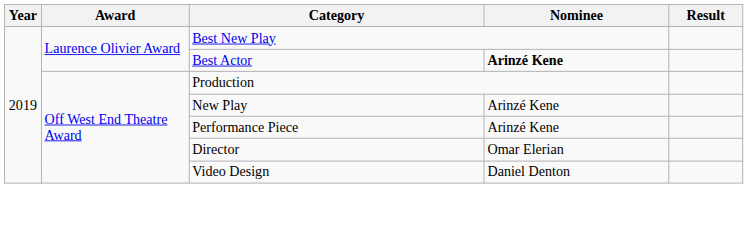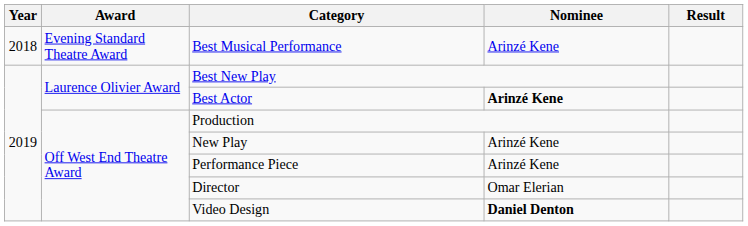+ row: (267, 45)
(529, 171) normal -> (531, 210) bold
